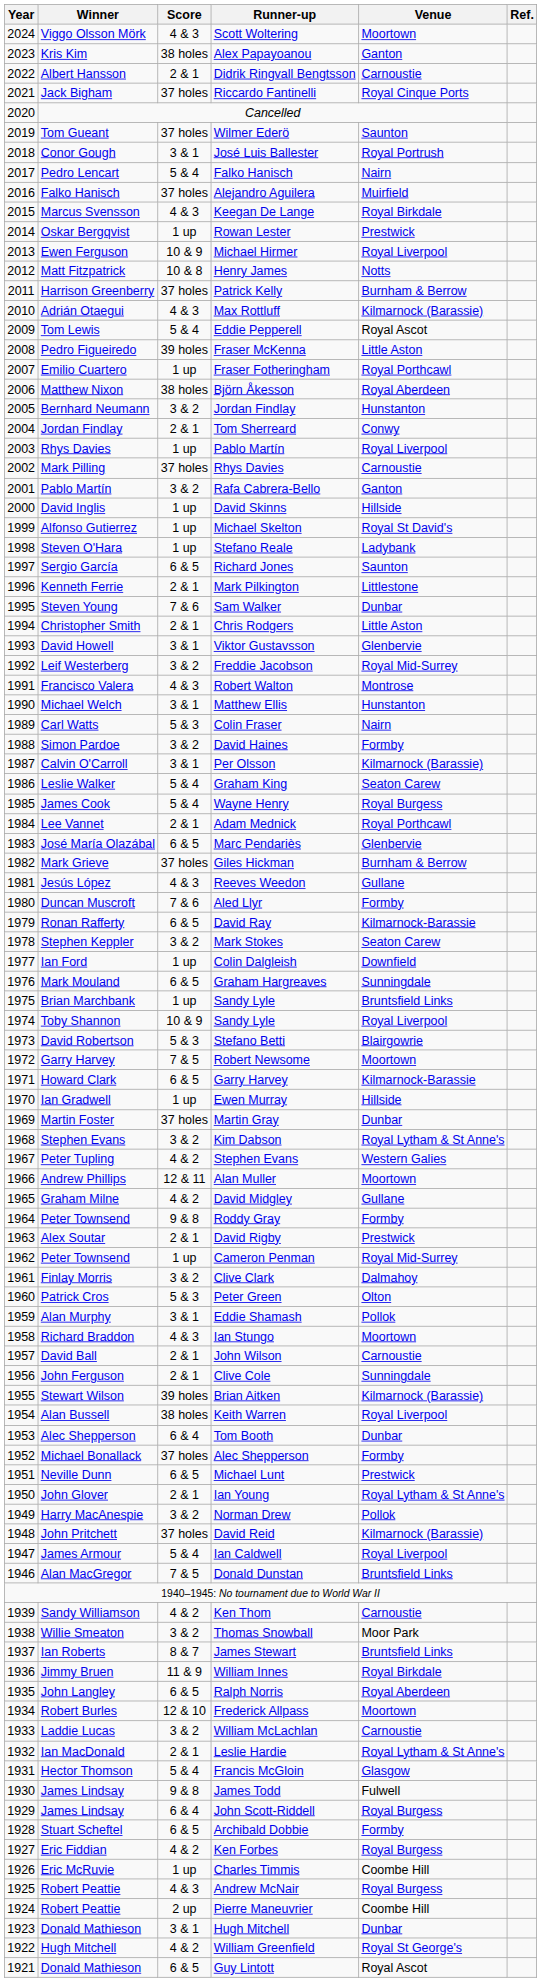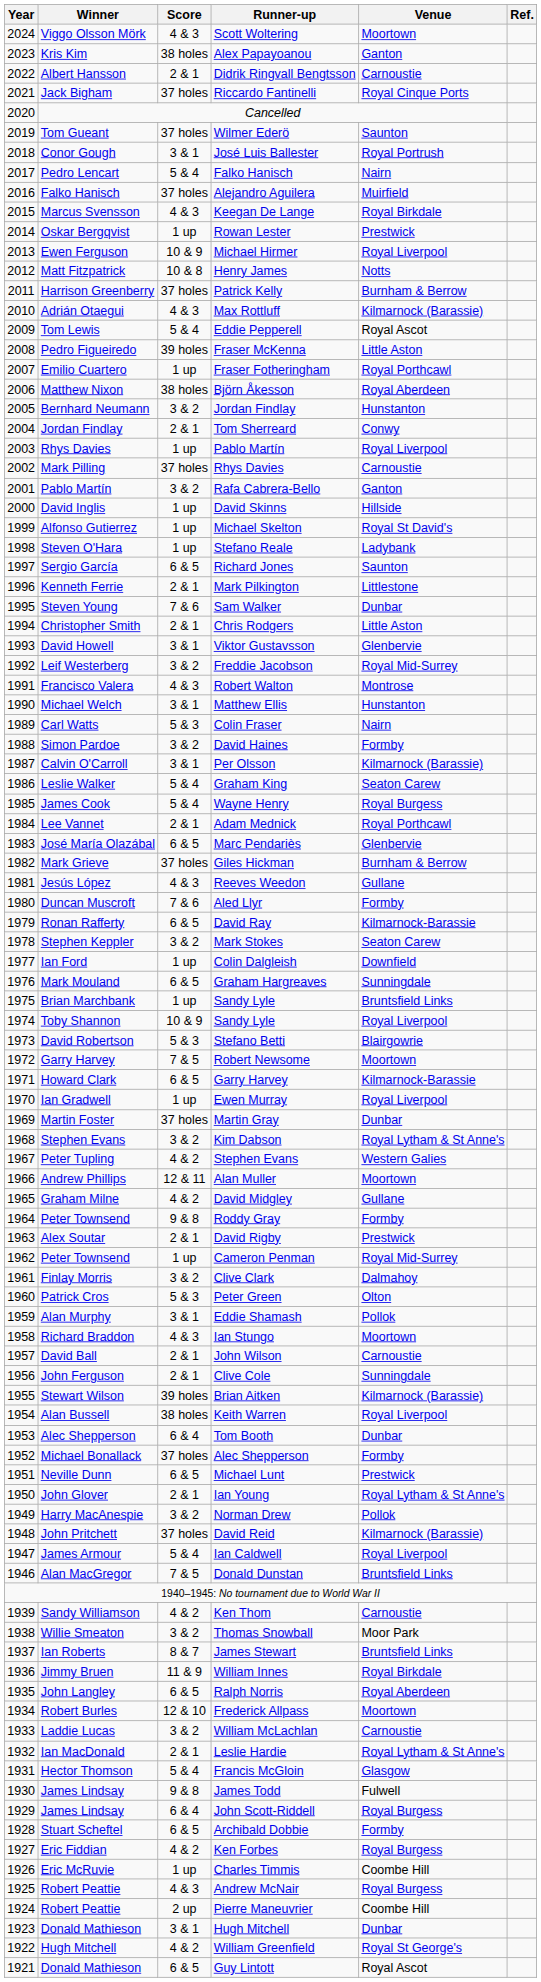(381, 1100) Hillside -> (404, 1100) Royal Liverpool
